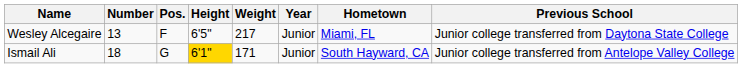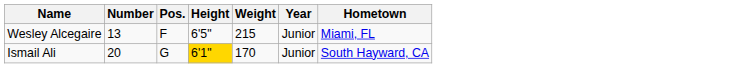- column: (585, 14)
(245, 33) 217 -> (245, 33) 215
(114, 53) 18 -> (114, 53) 20
(245, 53) 171 -> (245, 53) 170
